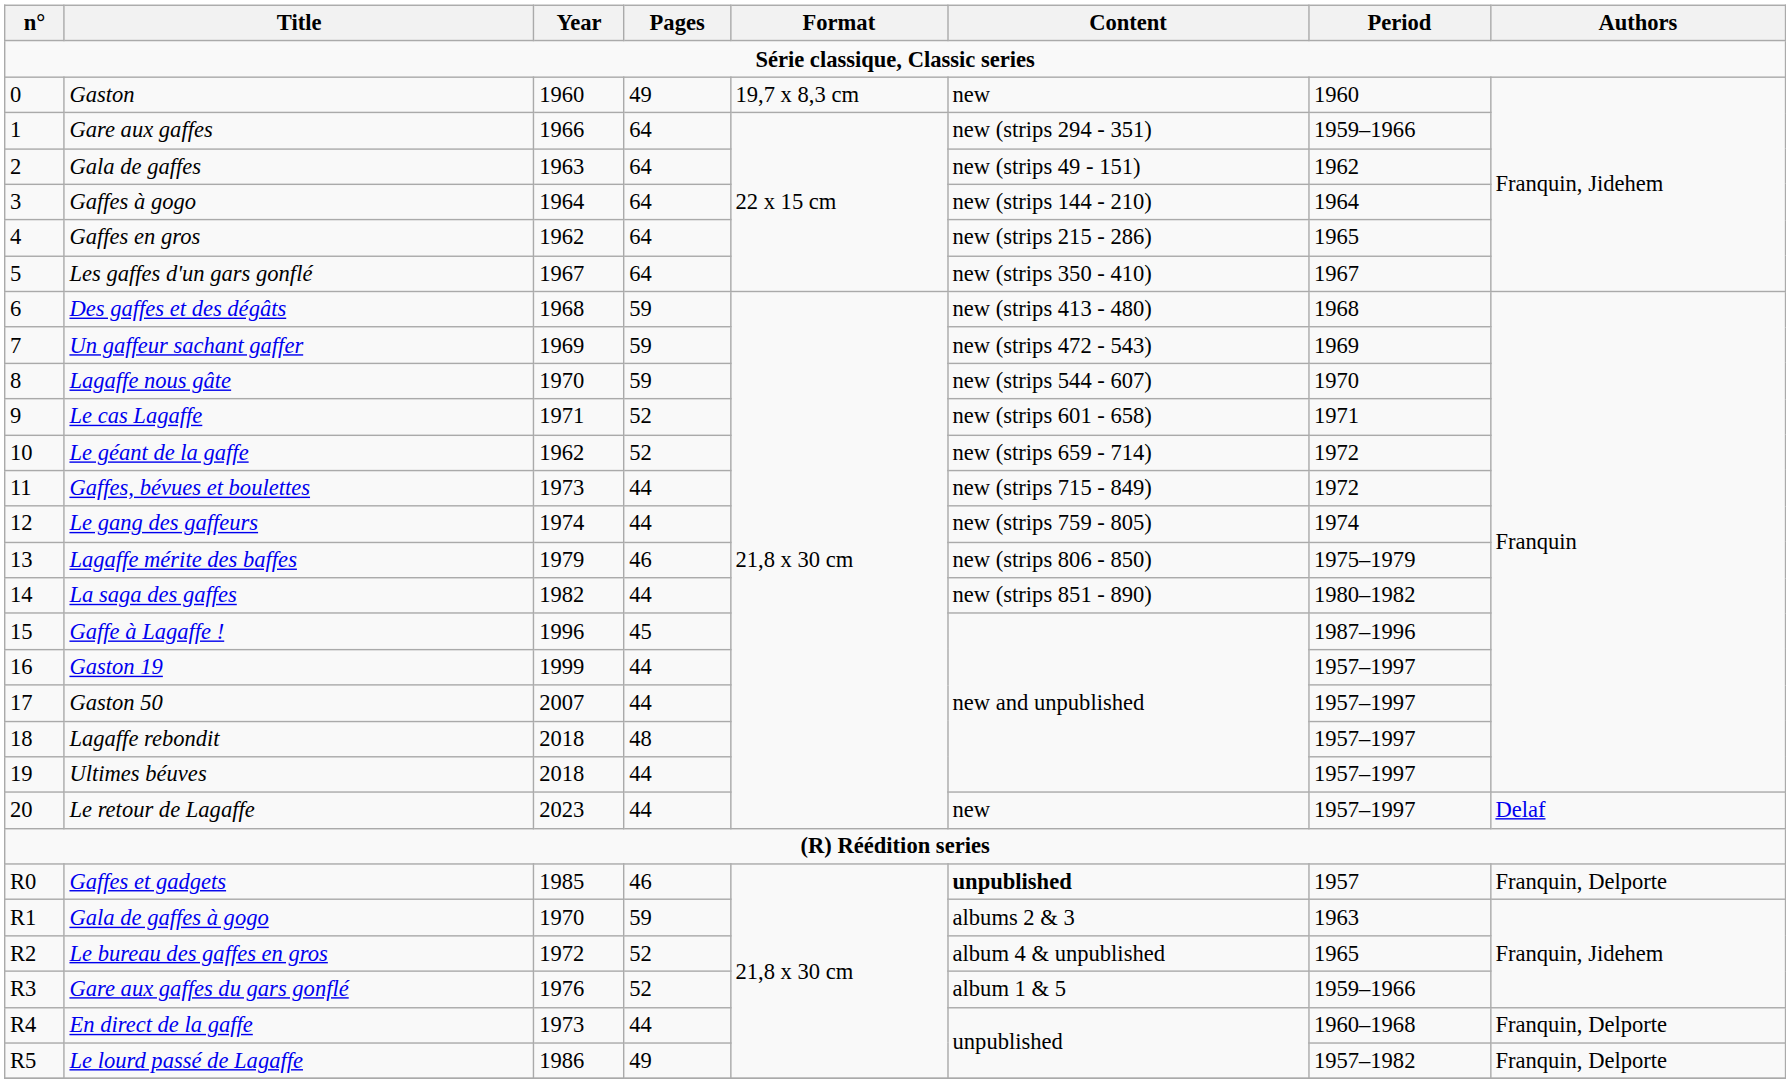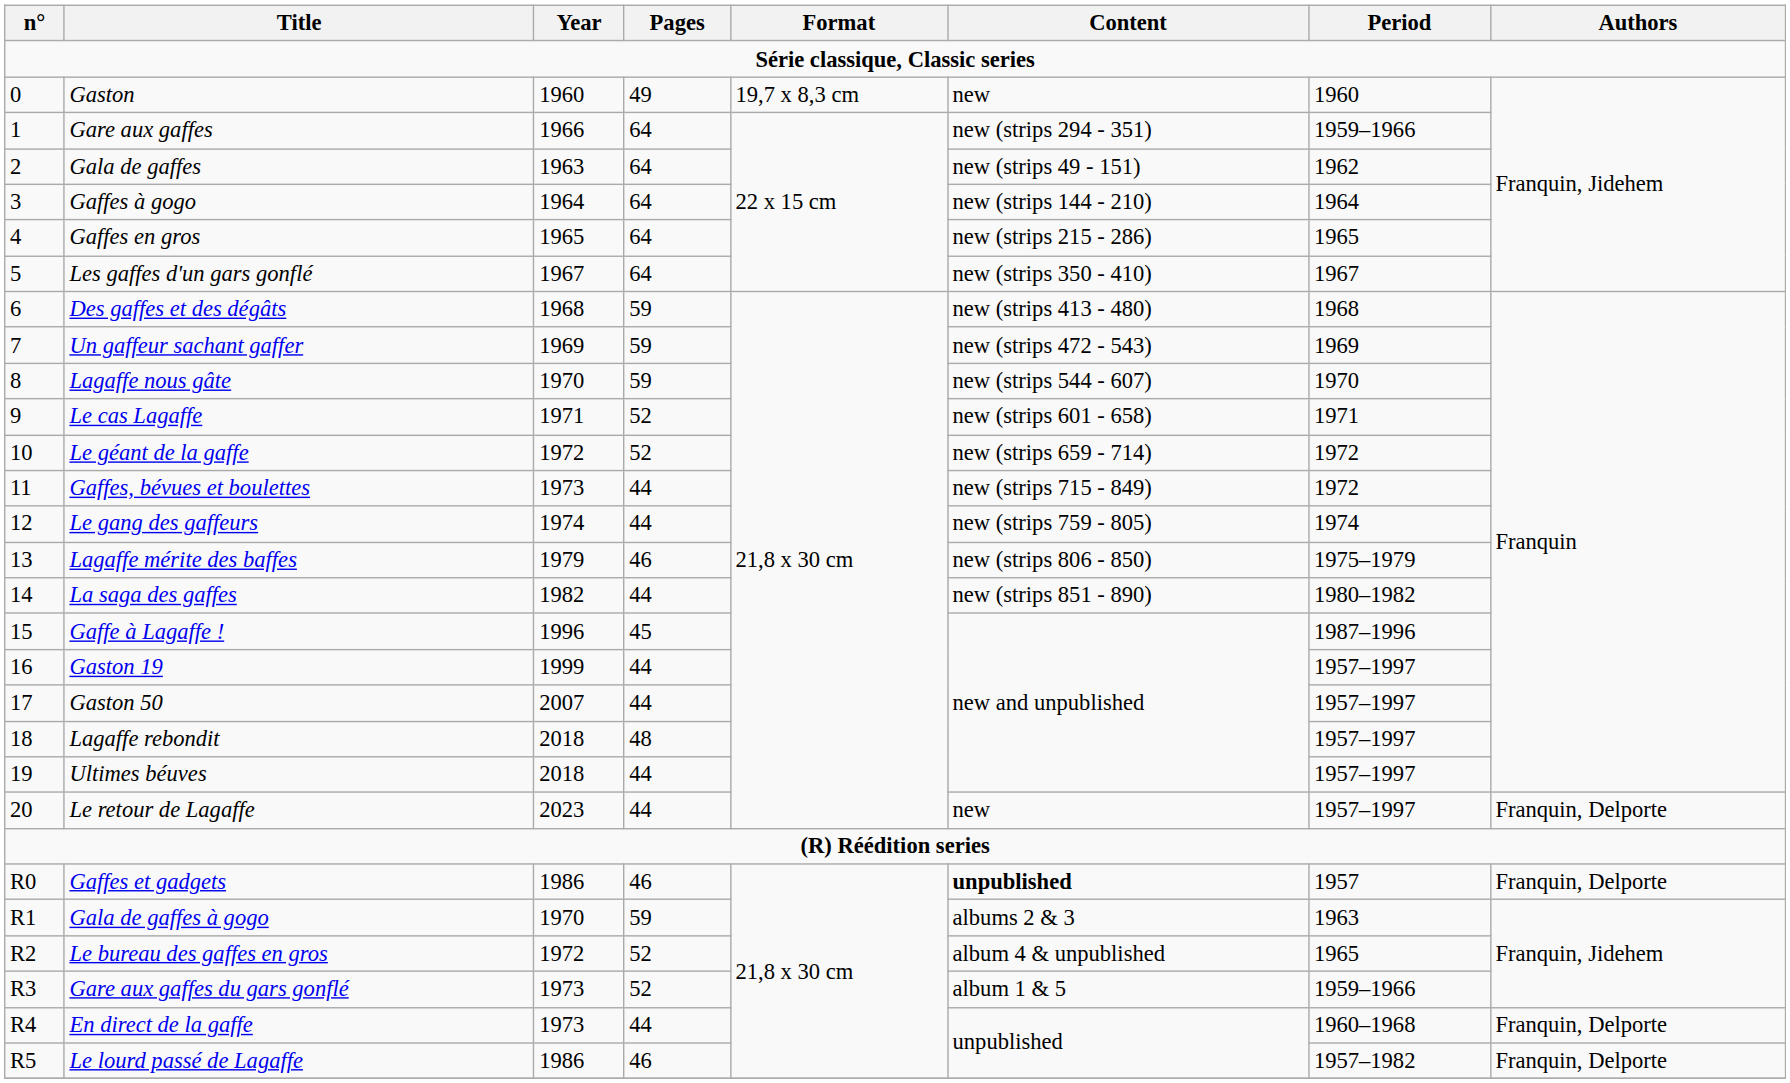(562, 237) 1962 -> (562, 237) 1965
(562, 452) 1962 -> (562, 452) 1972
(1520, 810) Delaf -> (1581, 810) Franquin, Delporte
(562, 881) 1985 -> (562, 881) 1986
(562, 988) 1976 -> (562, 988) 1973
(641, 1060) 49 -> (641, 1060) 46
